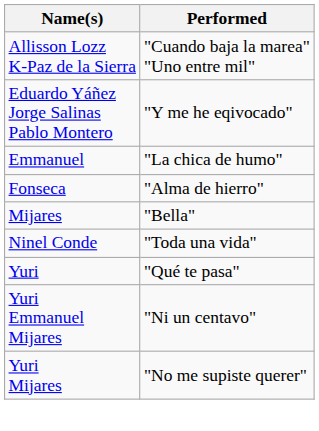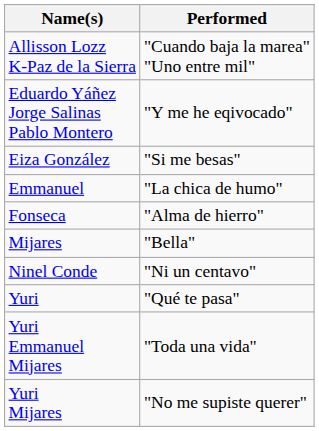+ row: (59, 160)
(200, 243) "Toda una vida" -> (200, 270) "Ni un centavo"
(200, 318) "Ni un centavo" -> (200, 345) "Toda una vida"
